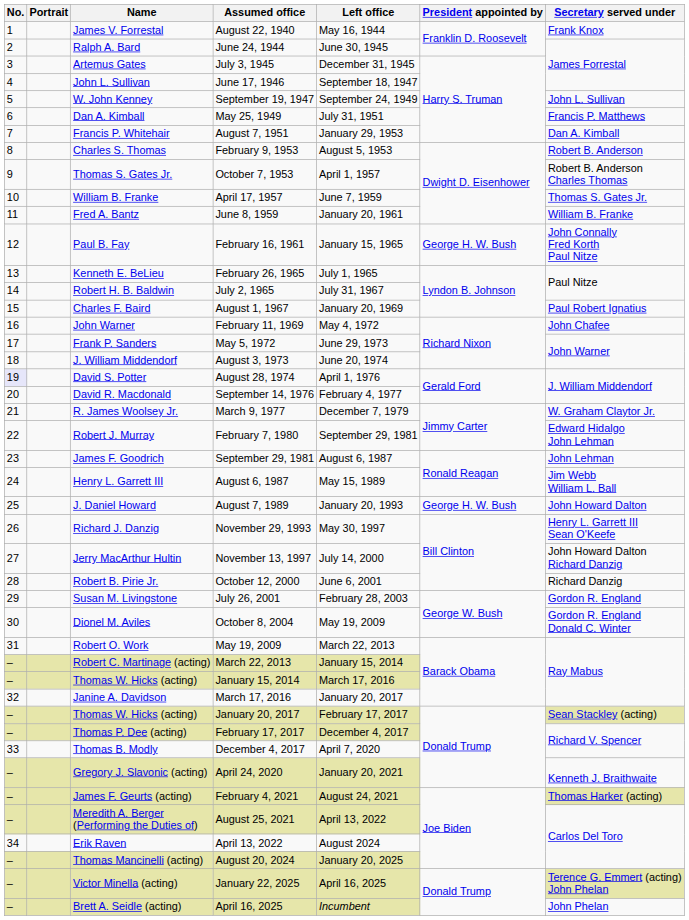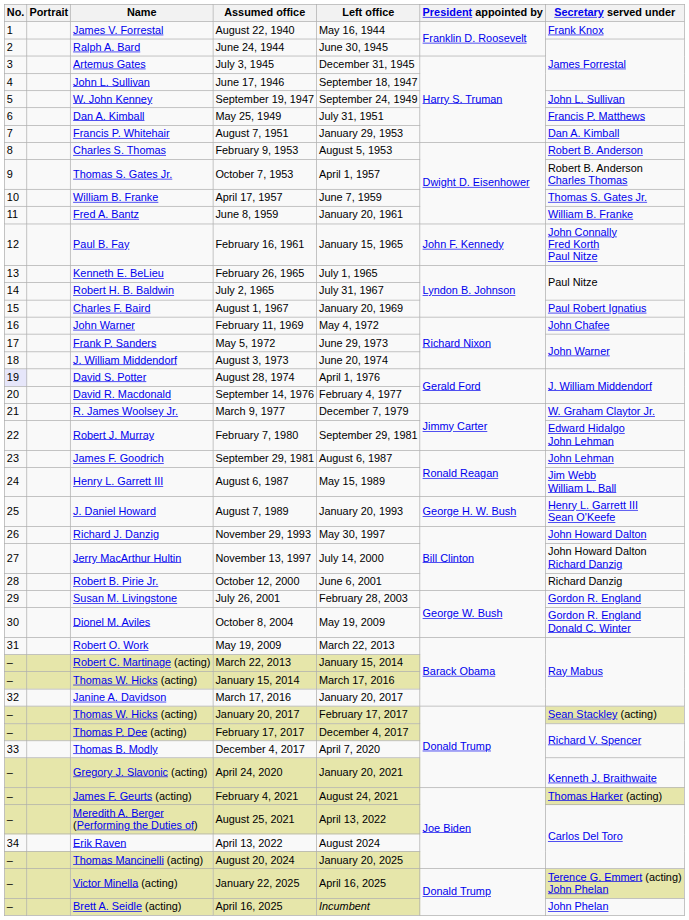(469, 244) George H. W. Bush -> (463, 244) John F. Kennedy
(597, 505) John Howard Dalton -> (593, 511) Henry L. Garrett III Sean O'Keefe
(593, 529) Henry L. Garrett III Sean O'Keefe -> (597, 535) John Howard Dalton
